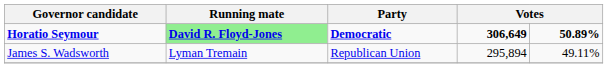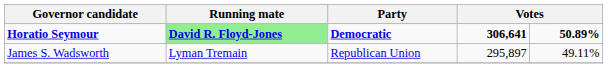(507, 33) 306,649 -> (507, 33) 306,641
(507, 53) 295,894 -> (507, 53) 295,897
